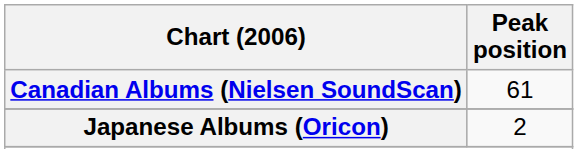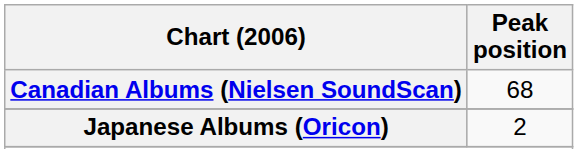(520, 89) 61 -> (520, 89) 68
